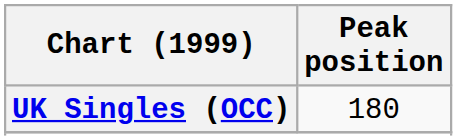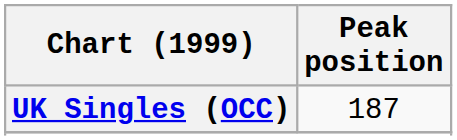(374, 109) 180 -> (374, 109) 187
